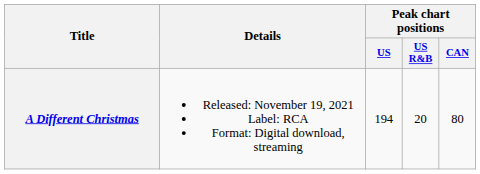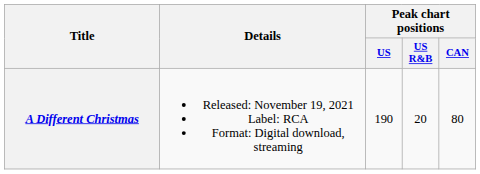(384, 118) 194 -> (384, 118) 190
